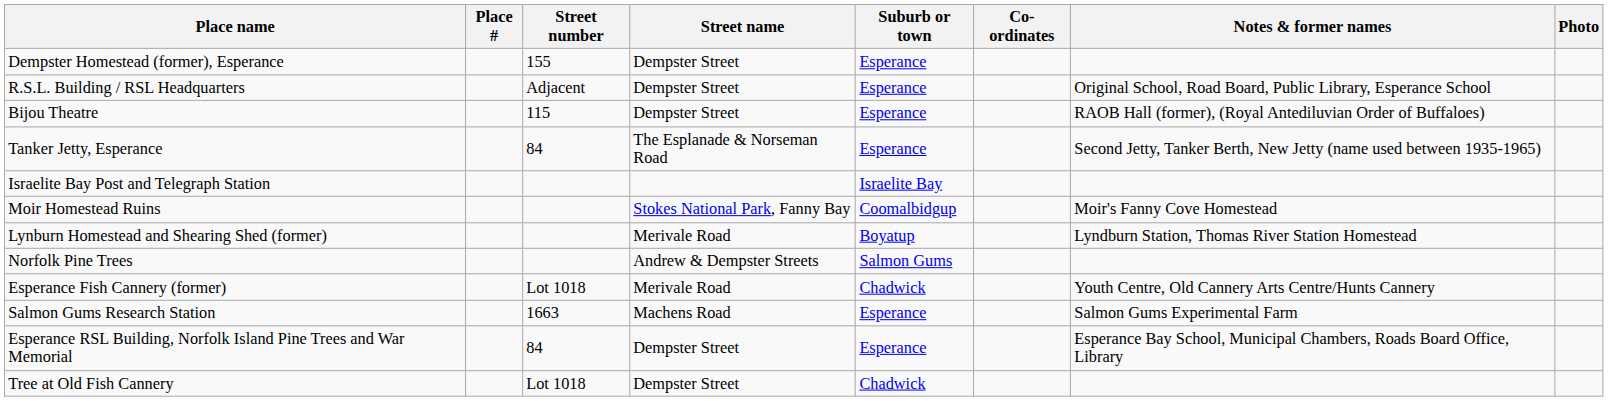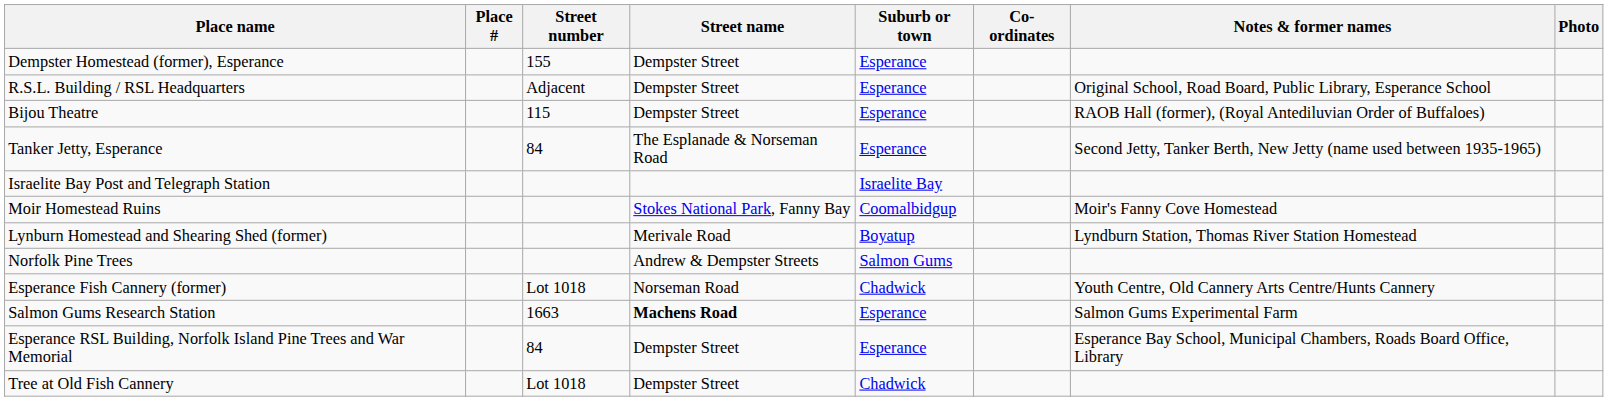(682, 287) Merivale Road -> (686, 287) Norseman Road
(682, 312) normal -> (685, 312) bold
